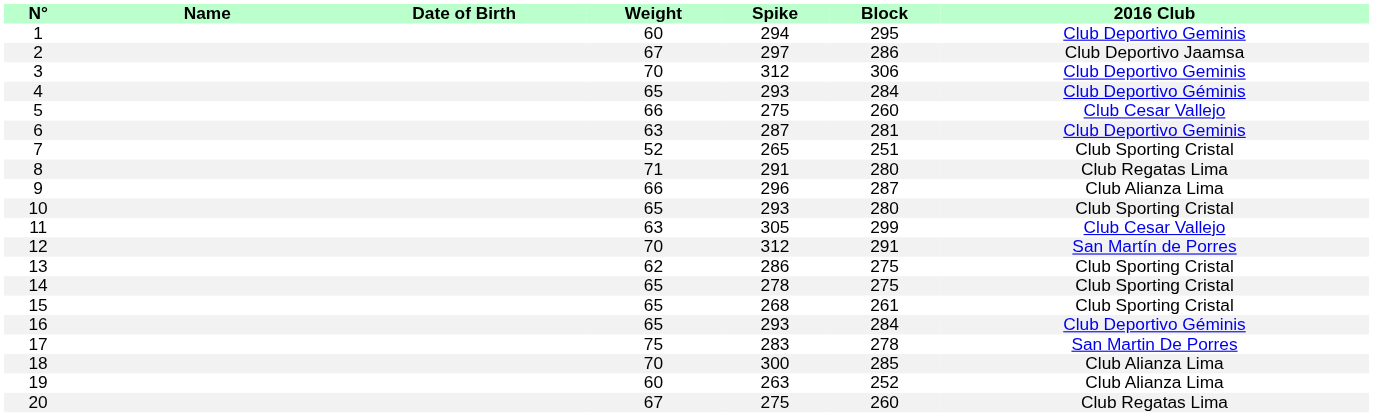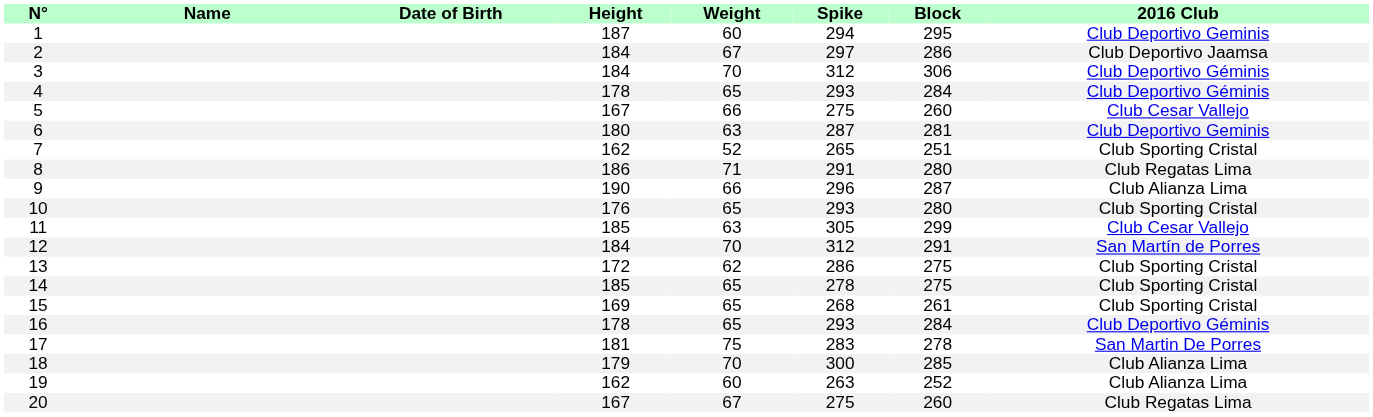+ column: (616, 13)
(1154, 72) Club Deportivo Geminis -> (1178, 72) Club Deportivo Géminis
